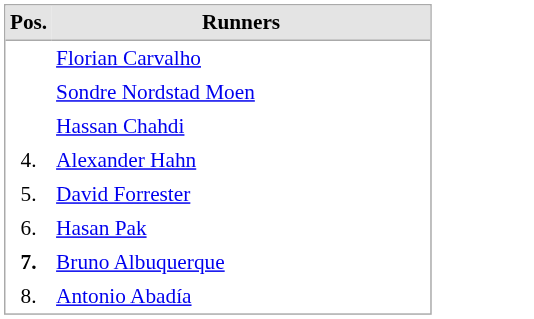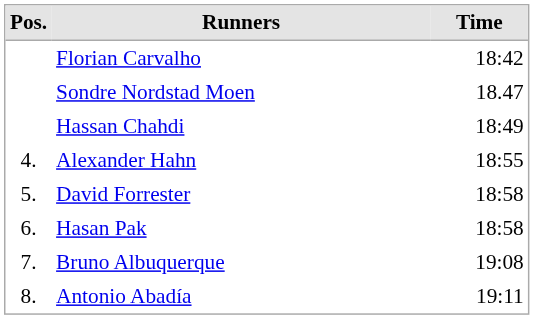+ column: (479, 22)
(29, 262) bold -> (29, 262) normal
